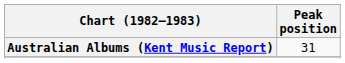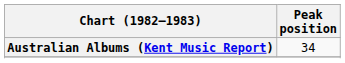(308, 47) 31 -> (308, 47) 34
